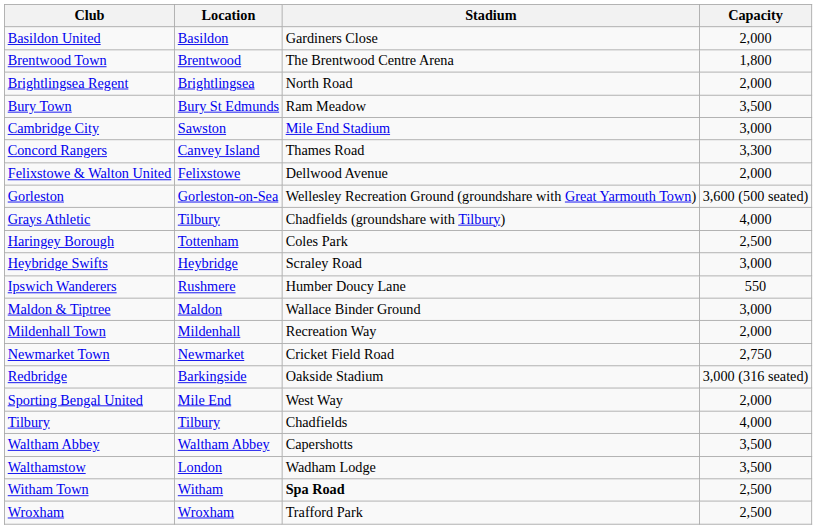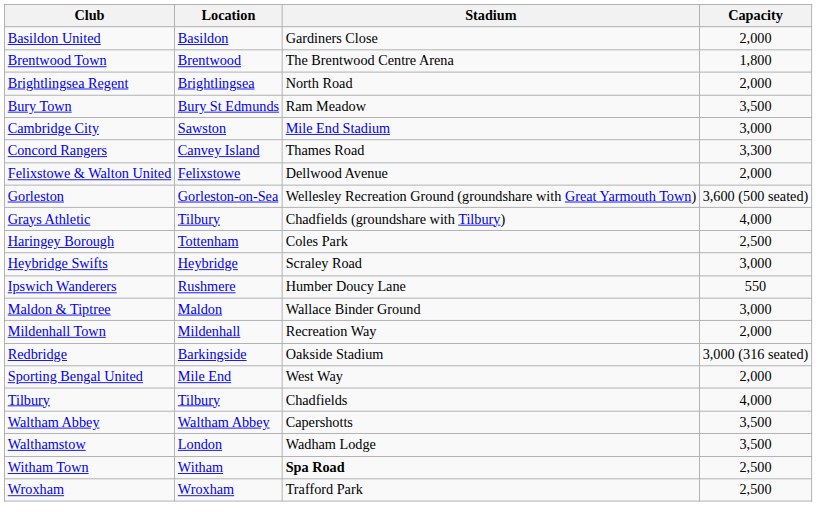- row: (59, 354)
